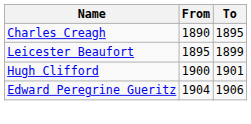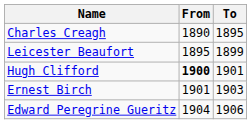(196, 71) normal -> (196, 71) bold
+ row: (49, 90)
